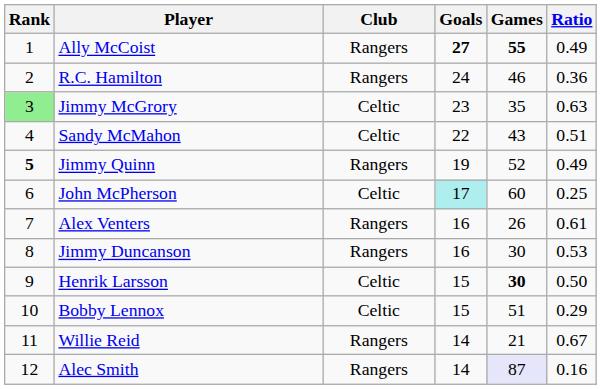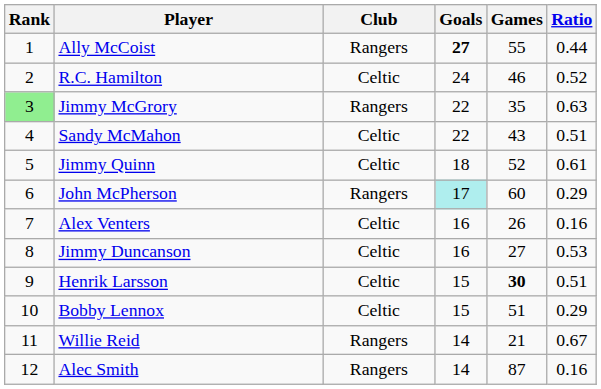(517, 47) bold -> (517, 47) normal
(572, 47) 0.49 -> (572, 47) 0.44
(379, 77) Rangers -> (379, 77) Celtic
(572, 77) 0.36 -> (572, 77) 0.52
(379, 106) Celtic -> (379, 106) Rangers
(461, 106) 23 -> (461, 106) 22
(29, 164) bold -> (29, 164) normal
(379, 164) Rangers -> (379, 164) Celtic
(461, 164) 19 -> (461, 164) 18
(572, 164) 0.49 -> (572, 164) 0.61
(379, 193) Celtic -> (379, 193) Rangers
(572, 193) 0.25 -> (572, 193) 0.29
(379, 222) Rangers -> (379, 222) Celtic
(572, 222) 0.61 -> (572, 222) 0.16
(379, 252) Rangers -> (379, 252) Celtic
(517, 252) 30 -> (517, 252) 27
(572, 281) 0.50 -> (572, 281) 0.51
(517, 368) lavender background -> (517, 368) no background
